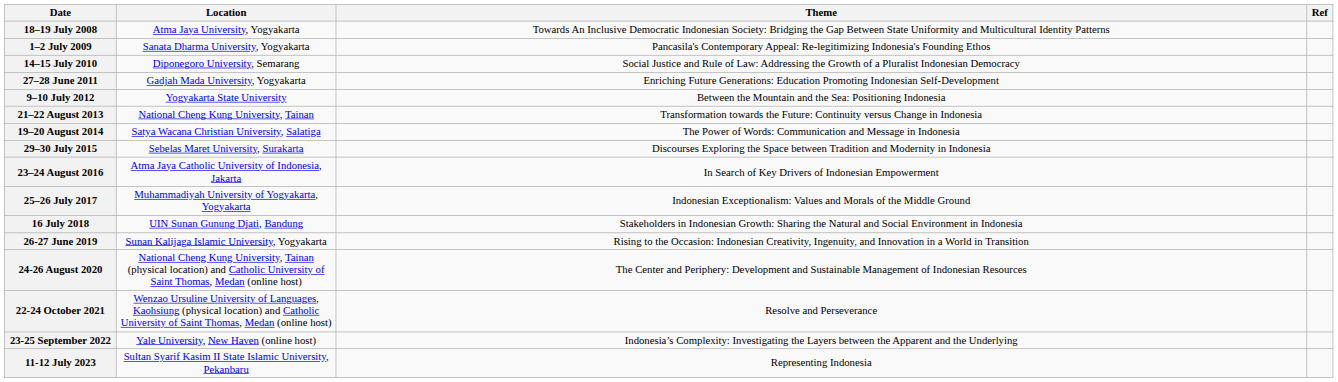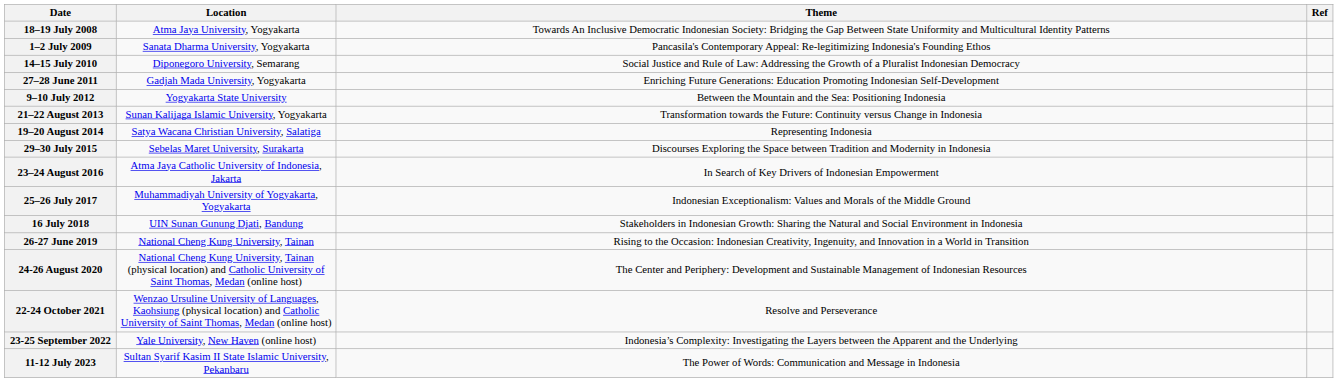(226, 115) National Cheng Kung University, Tainan -> (226, 115) Sunan Kalijaga Islamic University, Yogyakarta
(821, 132) The Power of Words: Communication and Message in Indonesia -> (821, 132) Representing Indonesia
(226, 241) Sunan Kalijaga Islamic University, Yogyakarta -> (226, 241) National Cheng Kung University, Tainan
(821, 363) Representing Indonesia -> (821, 363) The Power of Words: Communication and Message in Indonesia
